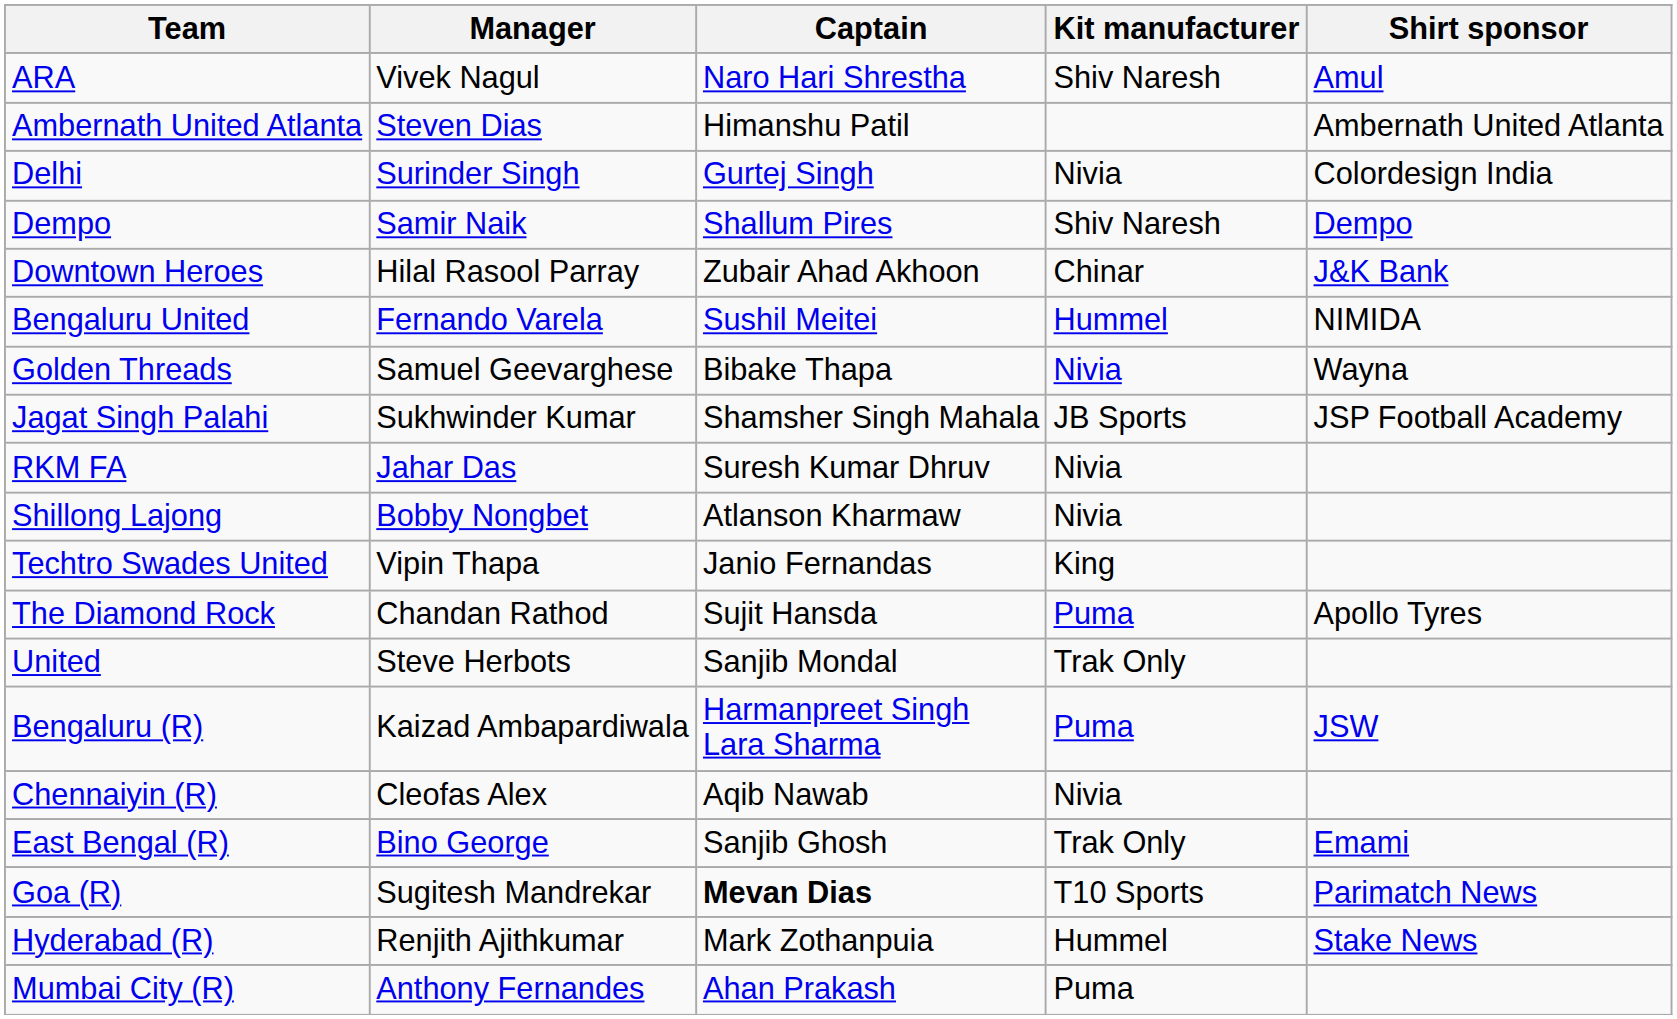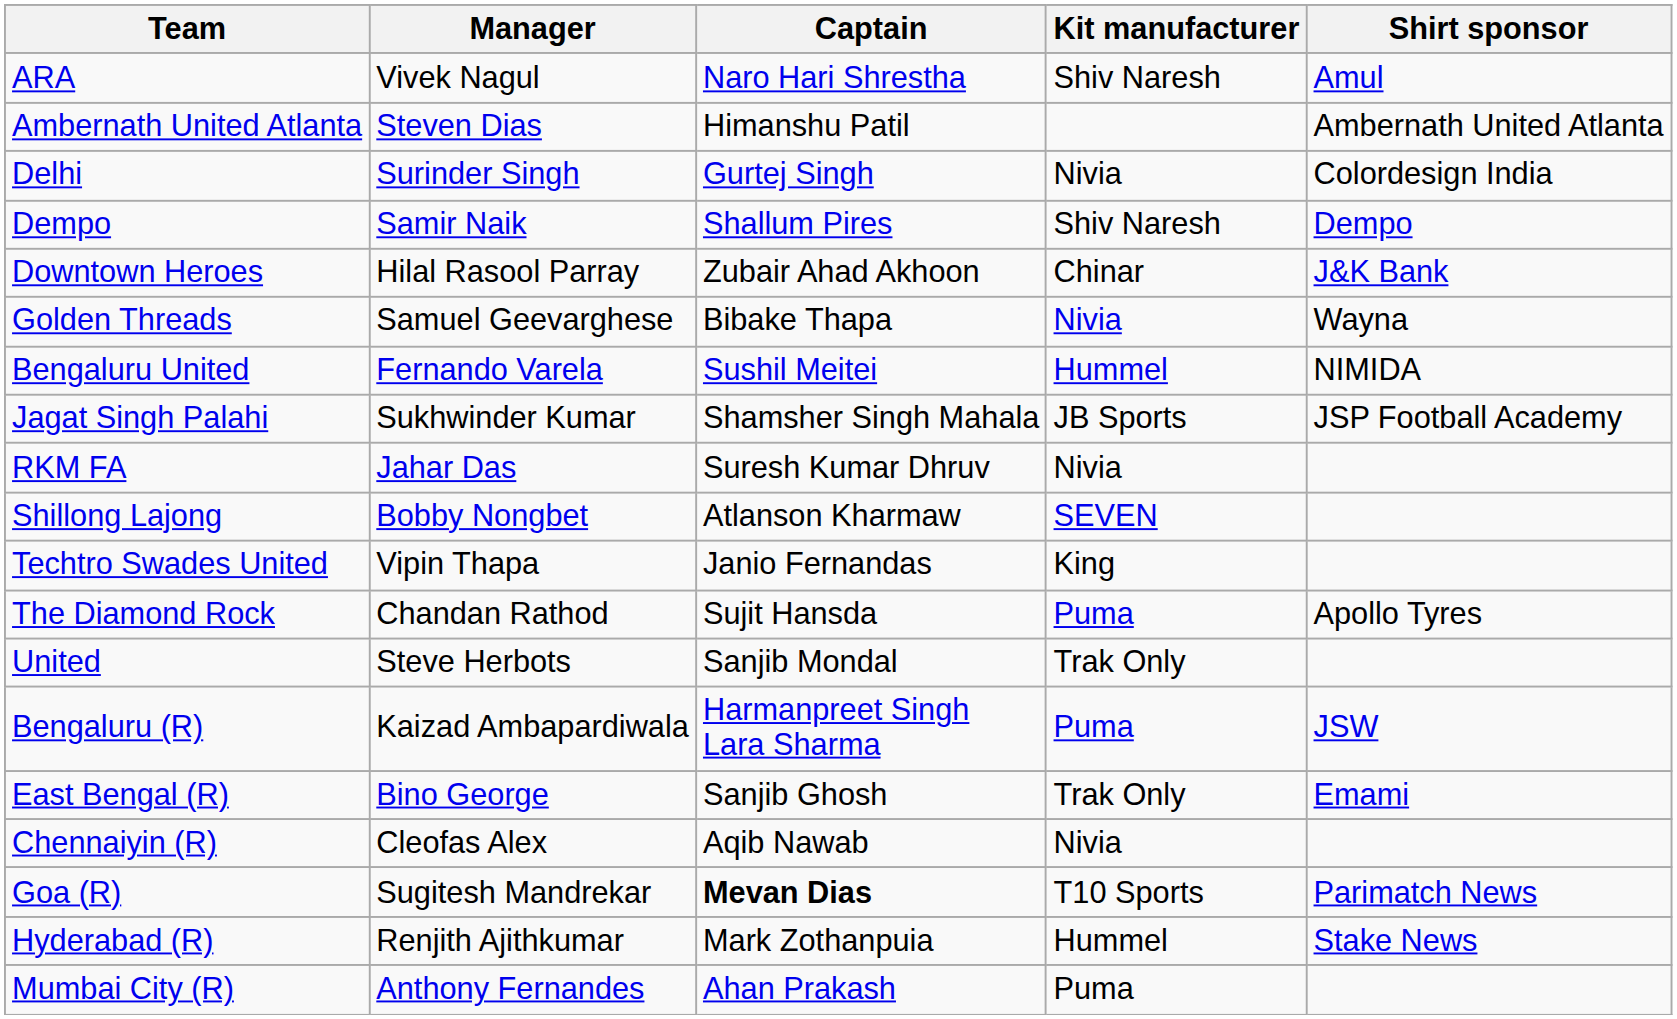rows swapped: (131, 321) <-> (122, 369)
(1088, 516) Nivia -> (1106, 516) SEVEN
rows swapped: (114, 794) <-> (120, 842)
